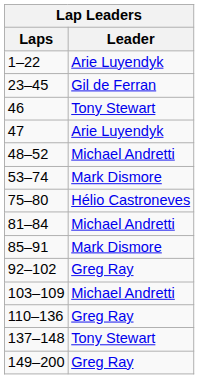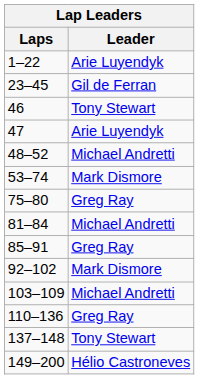(131, 200) Hélio Castroneves -> (102, 200) Greg Ray
(117, 246) Mark Dismore -> (102, 246) Greg Ray
(102, 270) Greg Ray -> (117, 270) Mark Dismore
(102, 362) Greg Ray -> (131, 362) Hélio Castroneves
